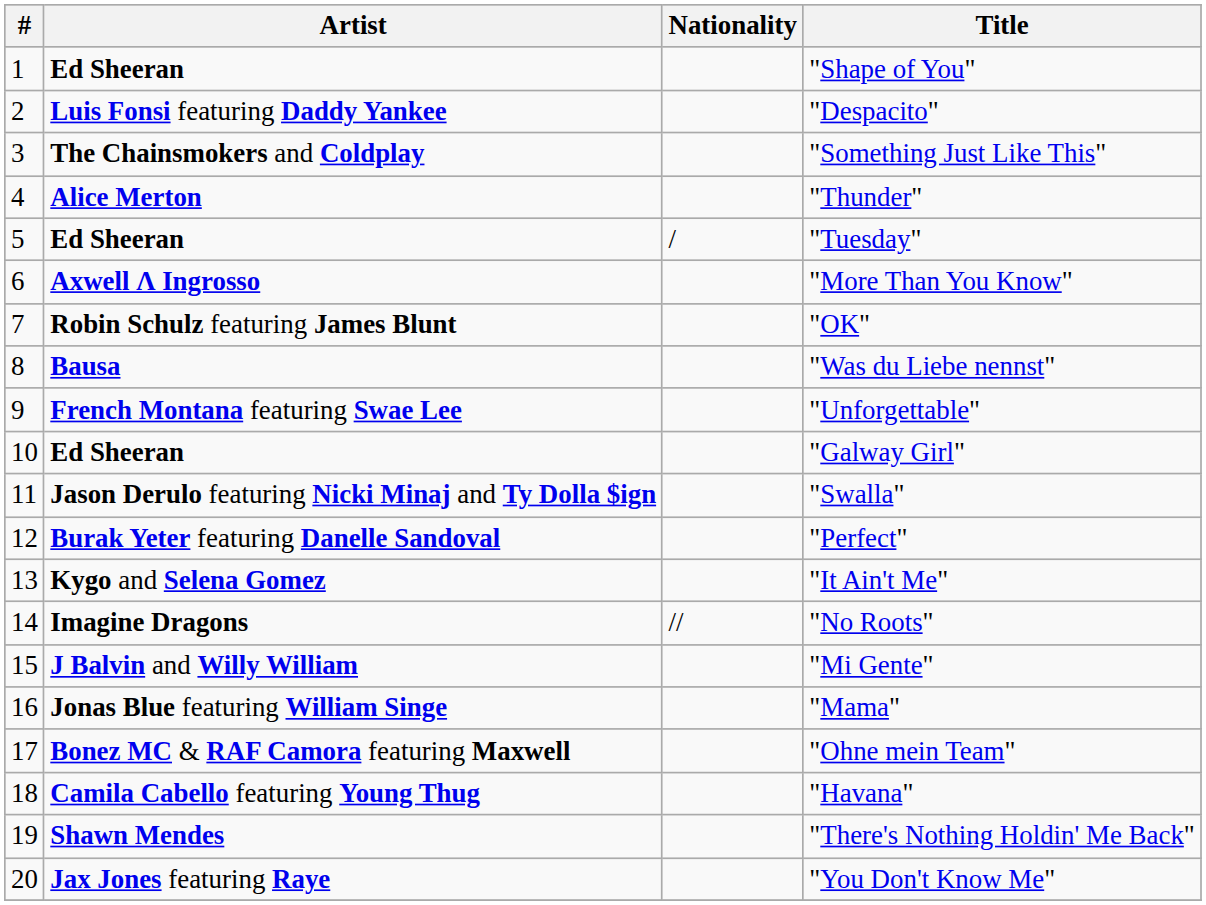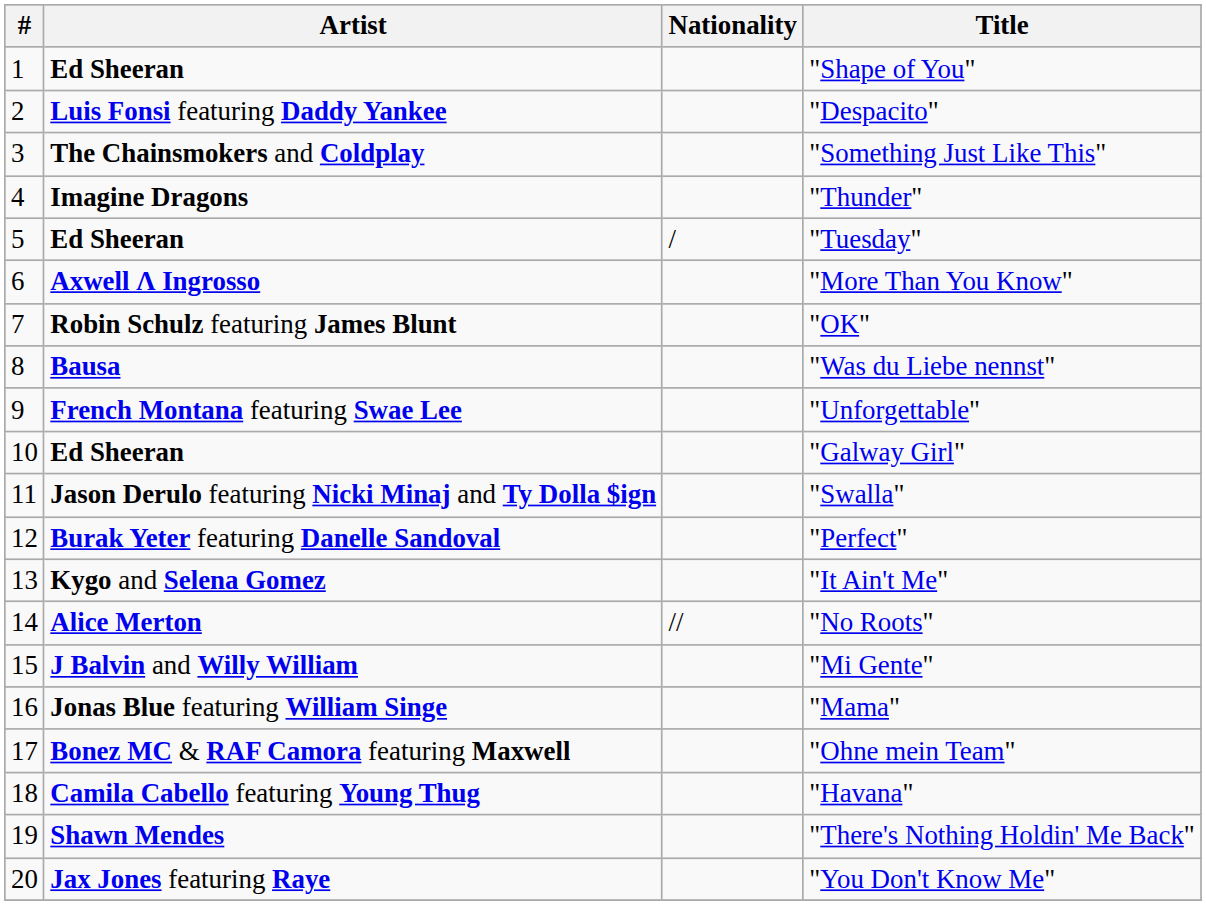(126, 196) Alice Merton -> (149, 196) Imagine Dragons
(149, 622) Imagine Dragons -> (126, 622) Alice Merton
